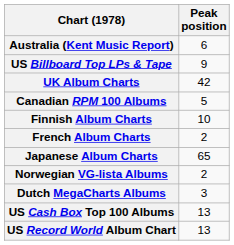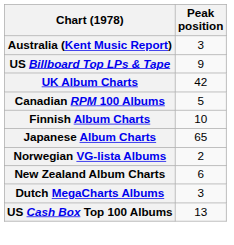(204, 45) 6 -> (201, 45) 3
- row: (91, 138)
+ row: (90, 175)
- row: (91, 230)
